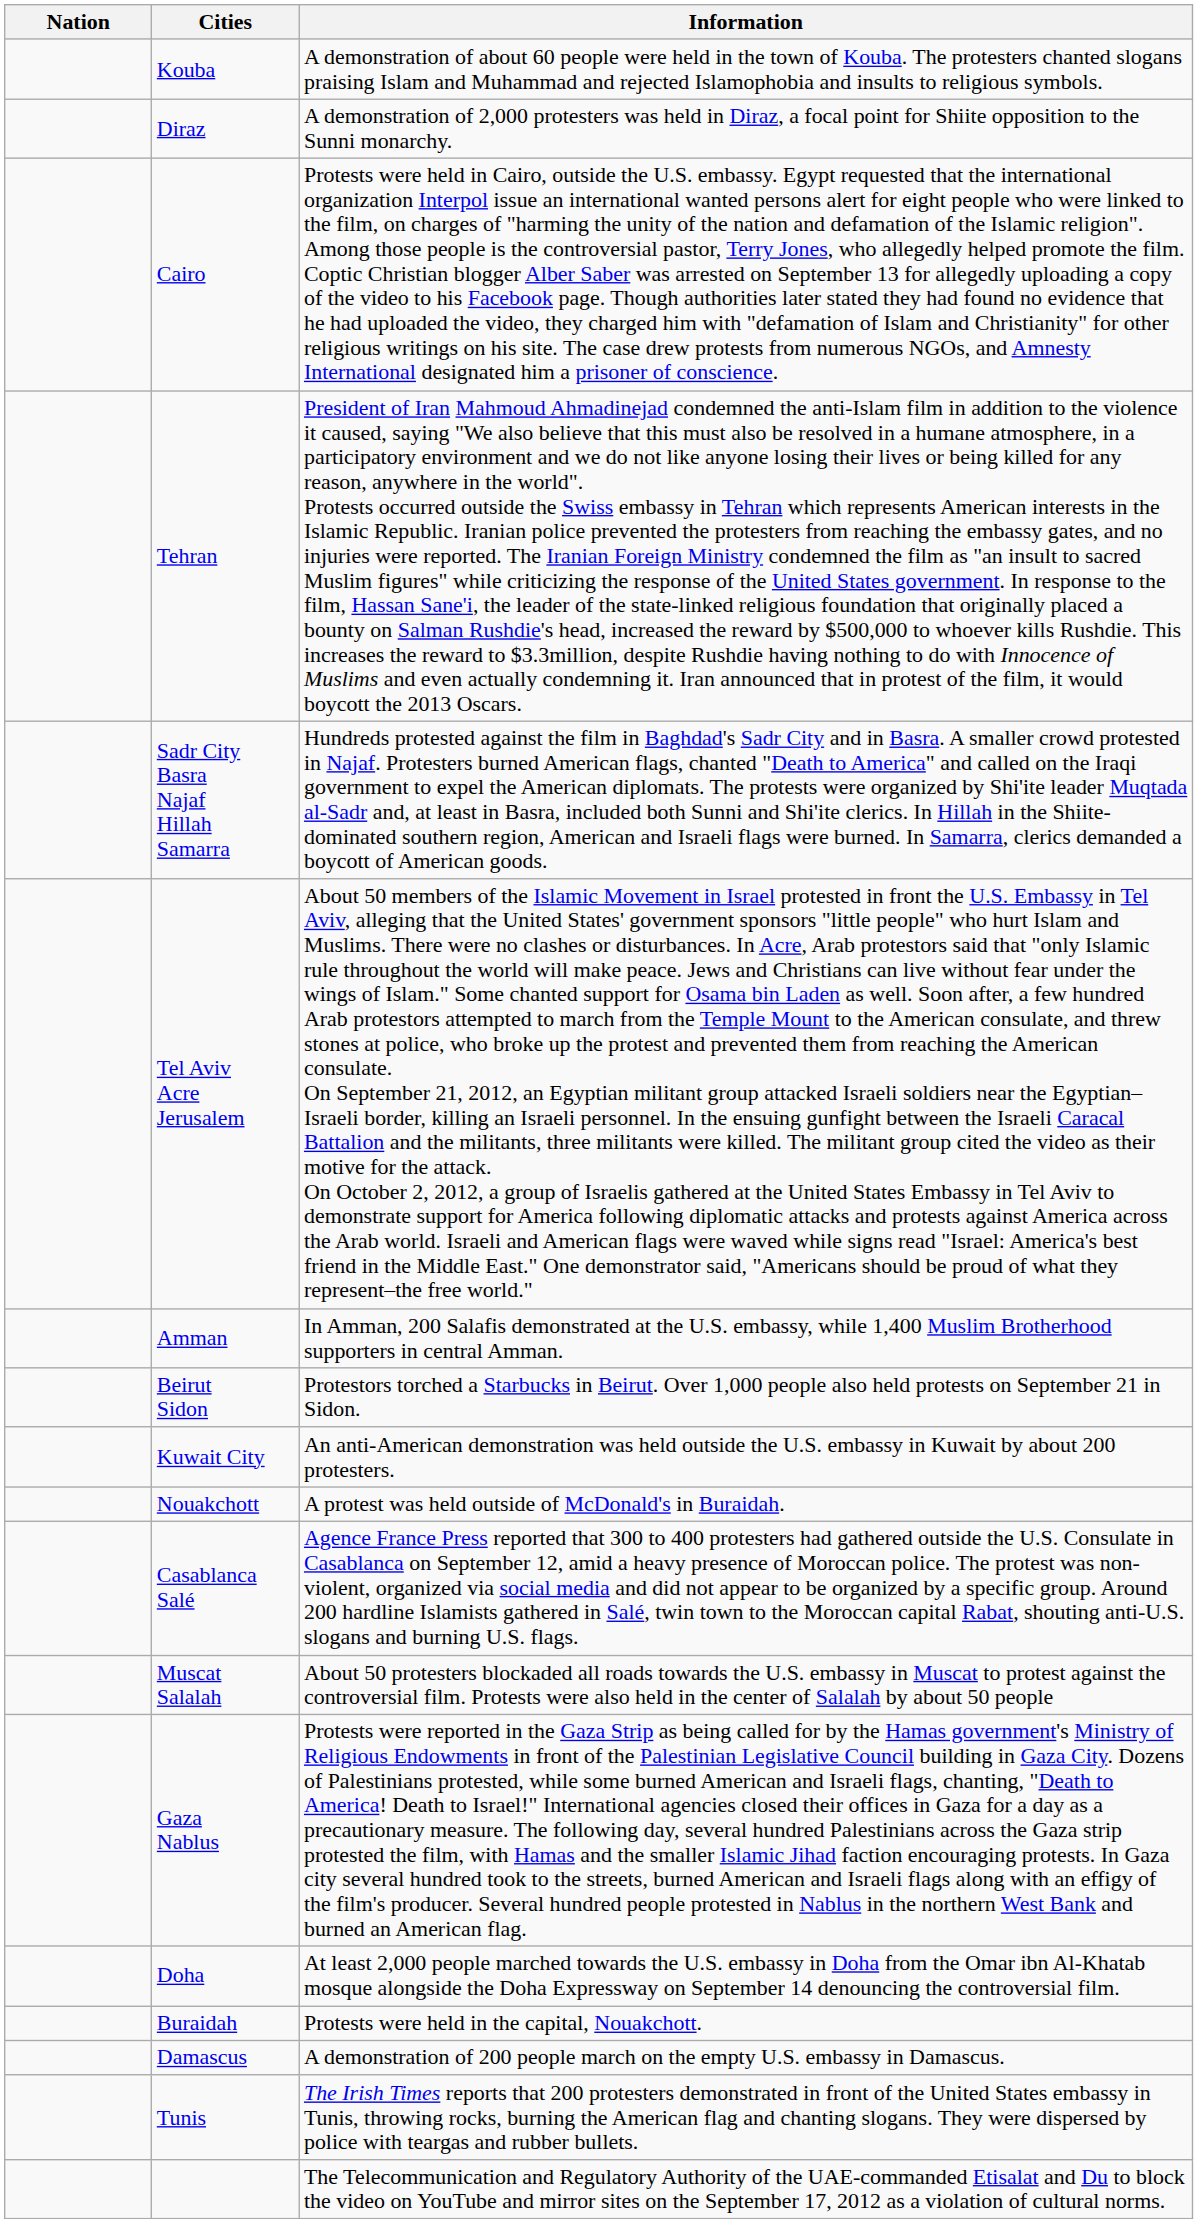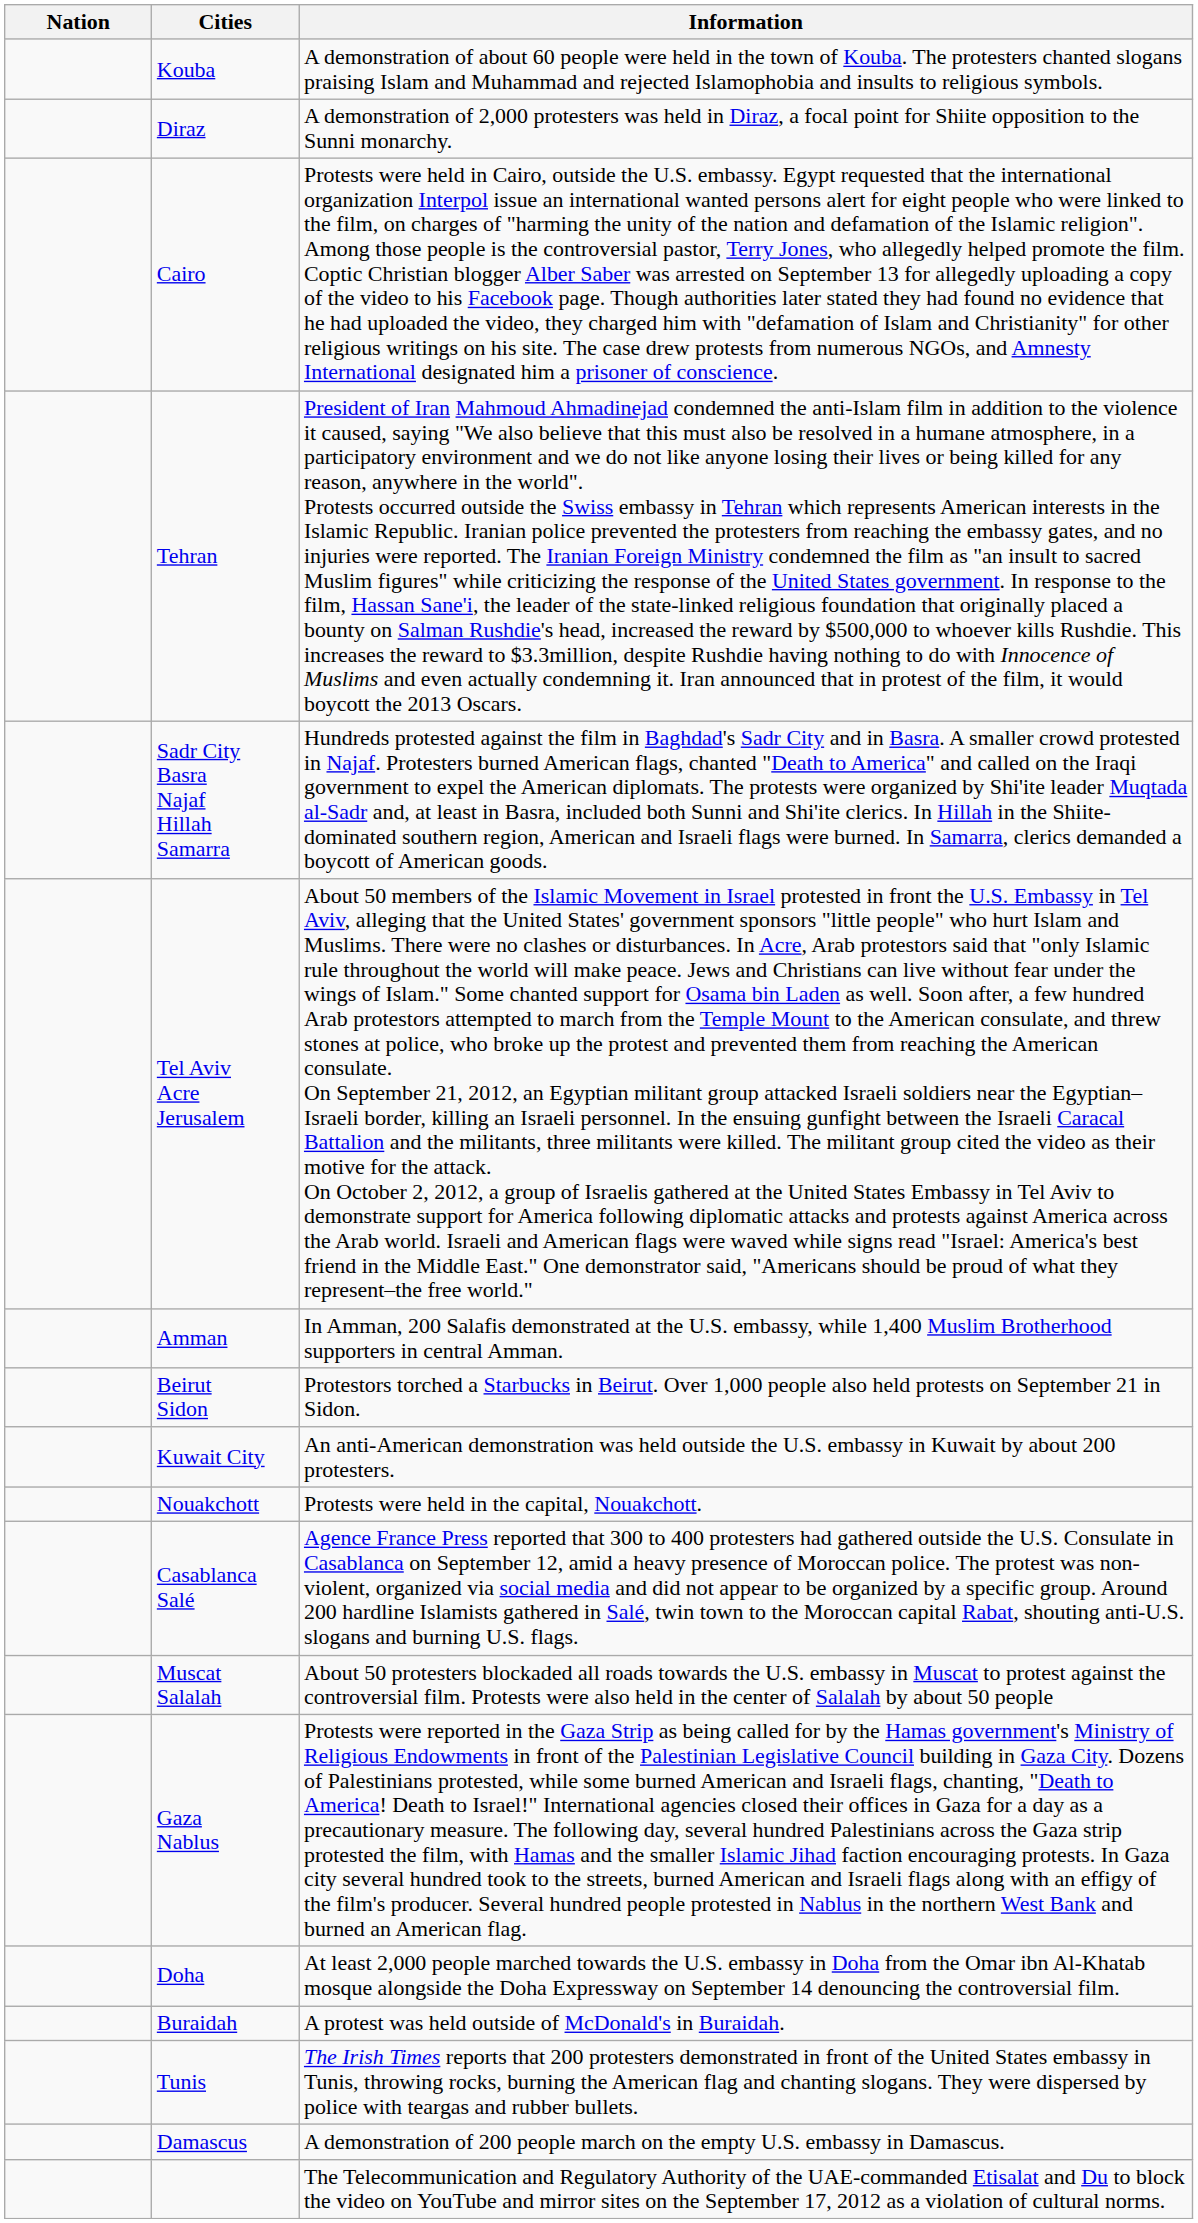(544, 1503) A protest was held outside of McDonald's in Buraidah. -> (503, 1503) Protests were held in the capital, Nouakchott.
(503, 2022) Protests were held in the capital, Nouakchott. -> (544, 2022) A protest was held outside of McDonald's in Buraidah.
rows swapped: (202, 2057) <-> (181, 2117)
